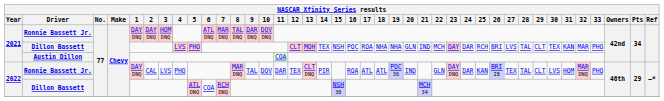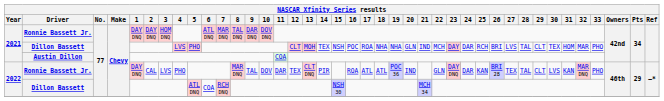(569, 47) KAN -> (569, 47) HOM
(569, 71) HOM -> (569, 71) KAN
